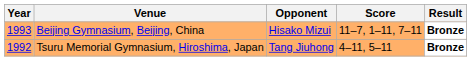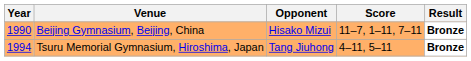(19, 31) 1993 -> (19, 31) 1990
(19, 48) 1992 -> (19, 48) 1994
